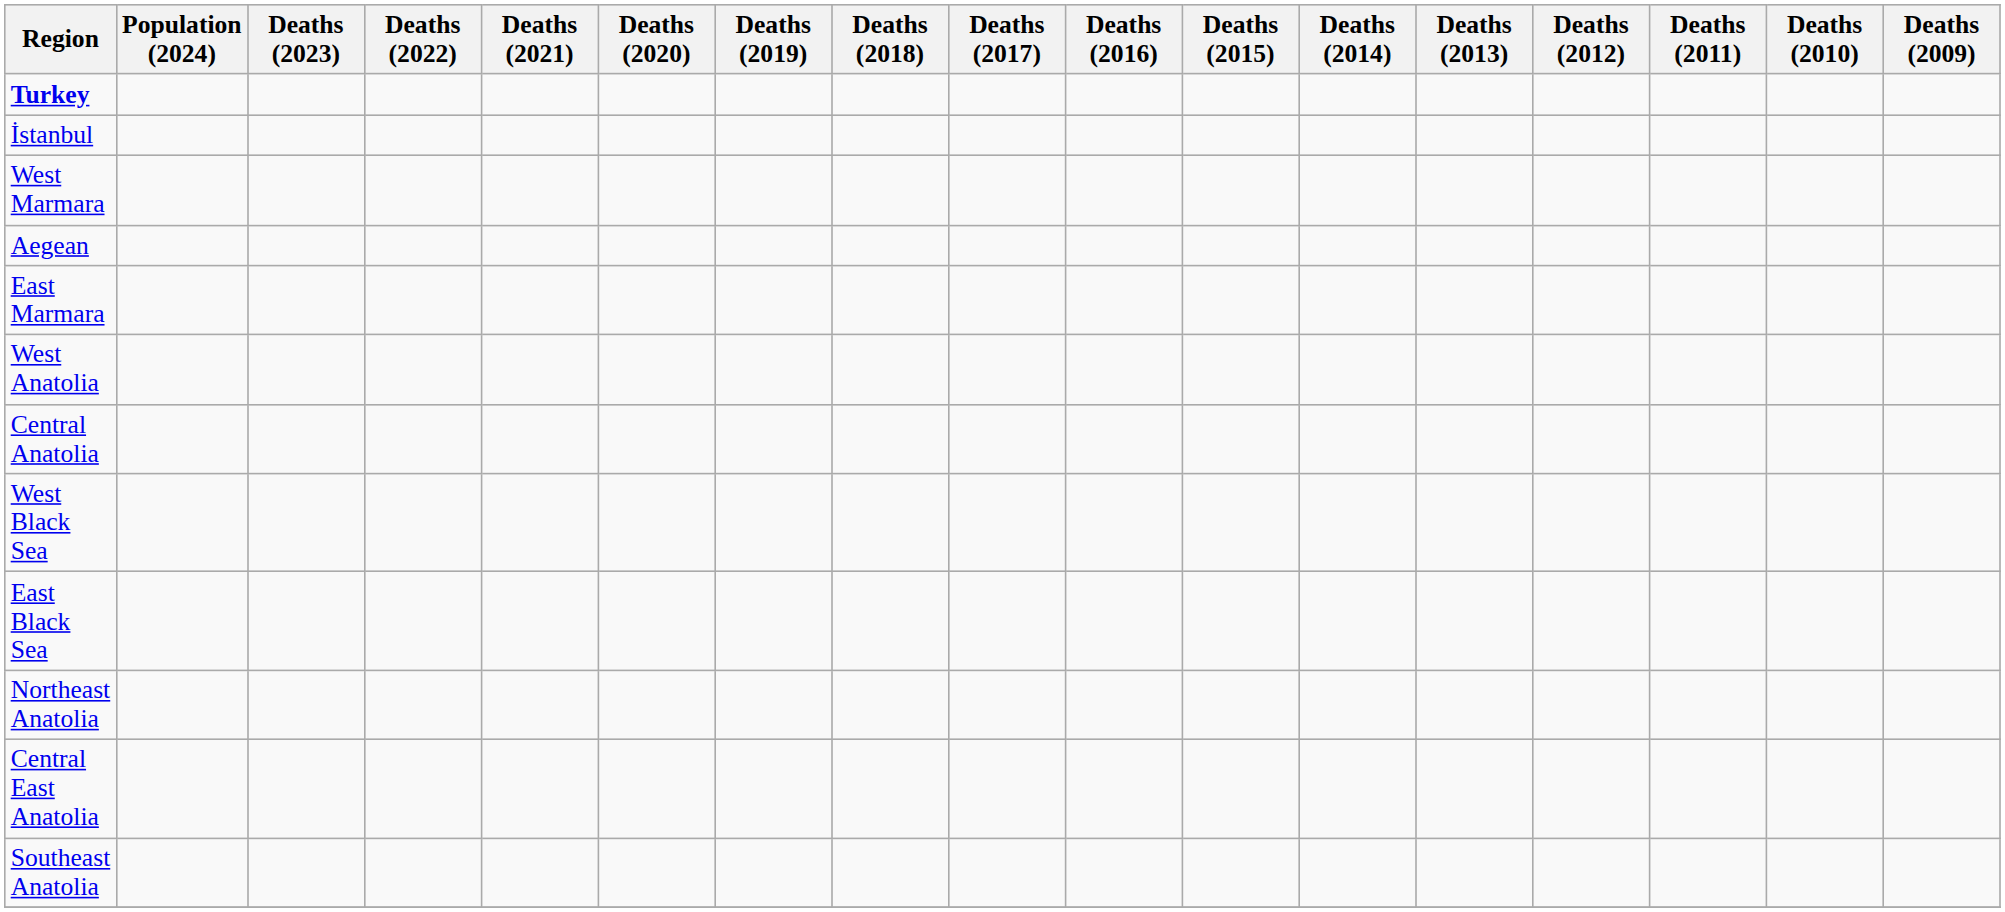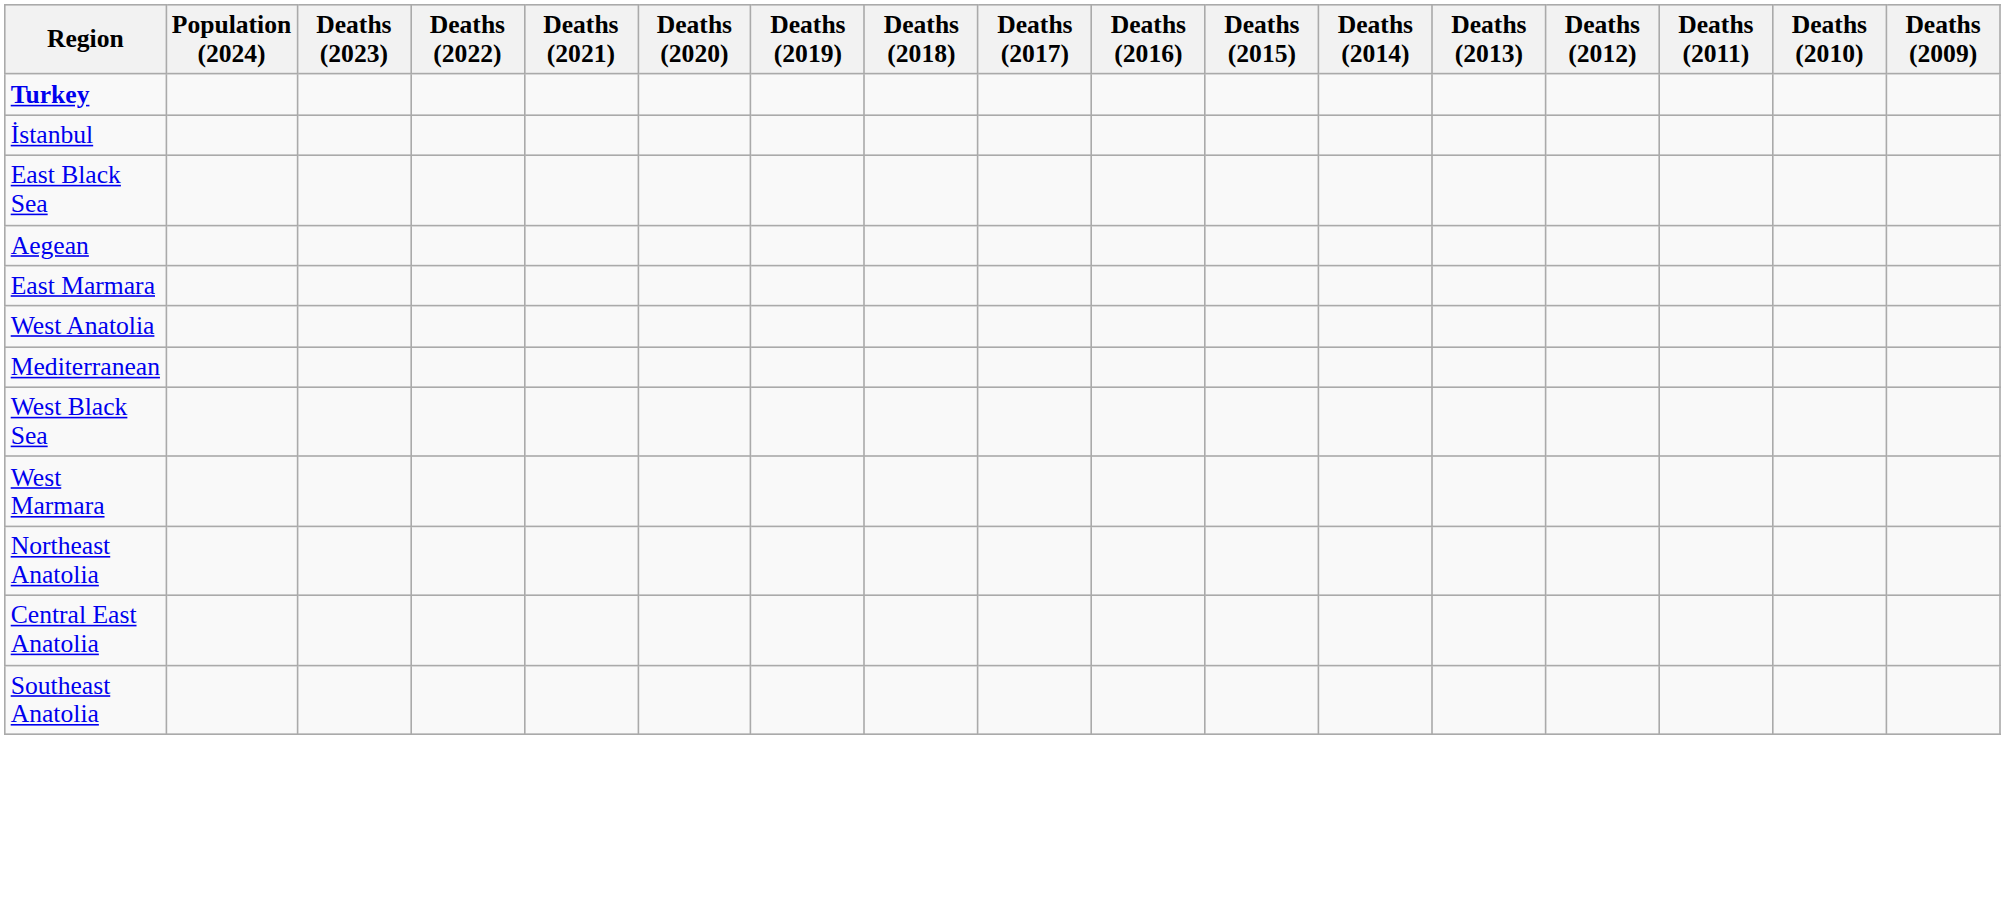rows swapped: (58, 189) <-> (41, 620)
+ row: (85, 366)
- row: (55, 438)
